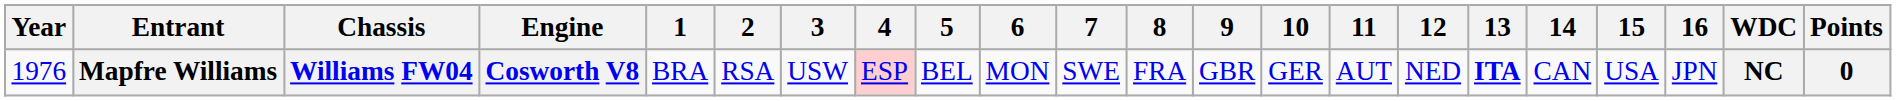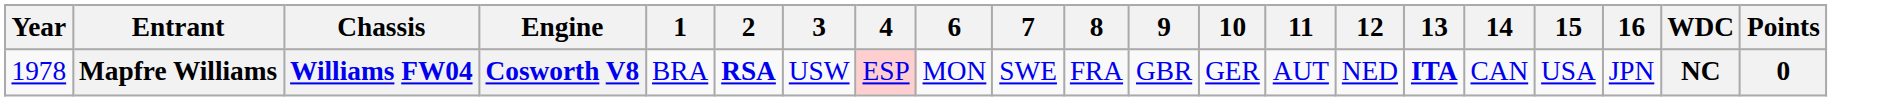- column: (947, 26)
(39, 71) 1976 -> (39, 71) 1978
(748, 71) normal -> (749, 71) bold
